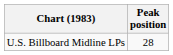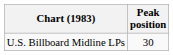(148, 42) 28 -> (148, 42) 30
